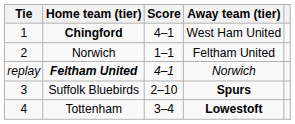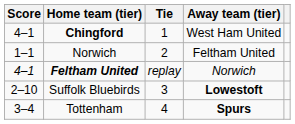columns swapped: (24, 14) <-> (164, 14)
(234, 90) Spurs -> (234, 90) Lowestoft
(234, 109) Lowestoft -> (234, 109) Spurs
